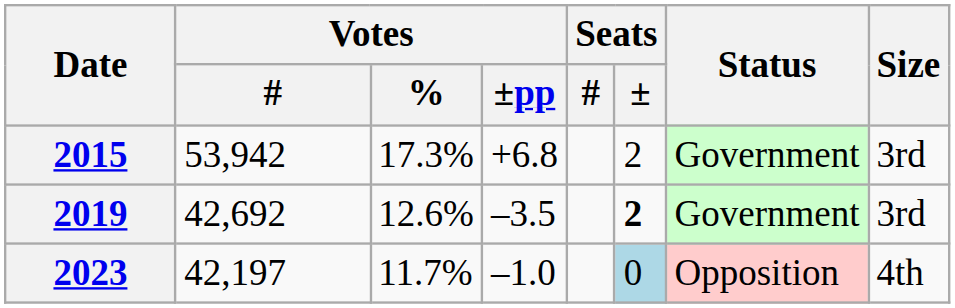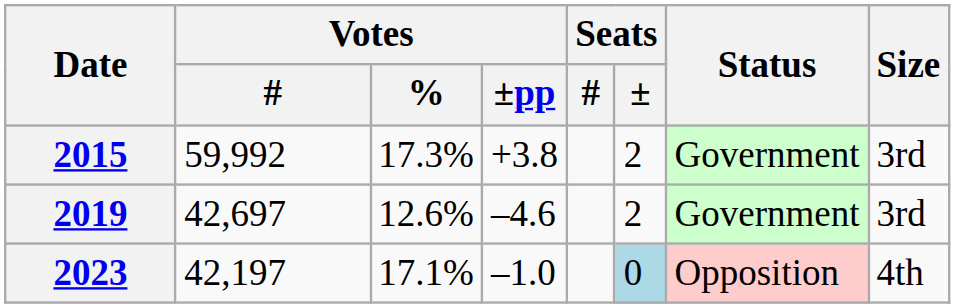(235, 153) 53,942 -> (235, 153) 59,992
(525, 153) +6.8 -> (525, 153) +3.8
(235, 212) 42,692 -> (235, 212) 42,697
(523, 212) –3.5 -> (523, 212) –4.6
(633, 212) bold -> (633, 212) normal
(425, 272) 11.7% -> (426, 272) 17.1%
